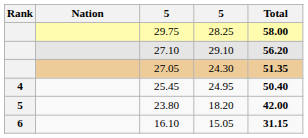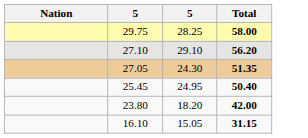- column: (20, 13)
